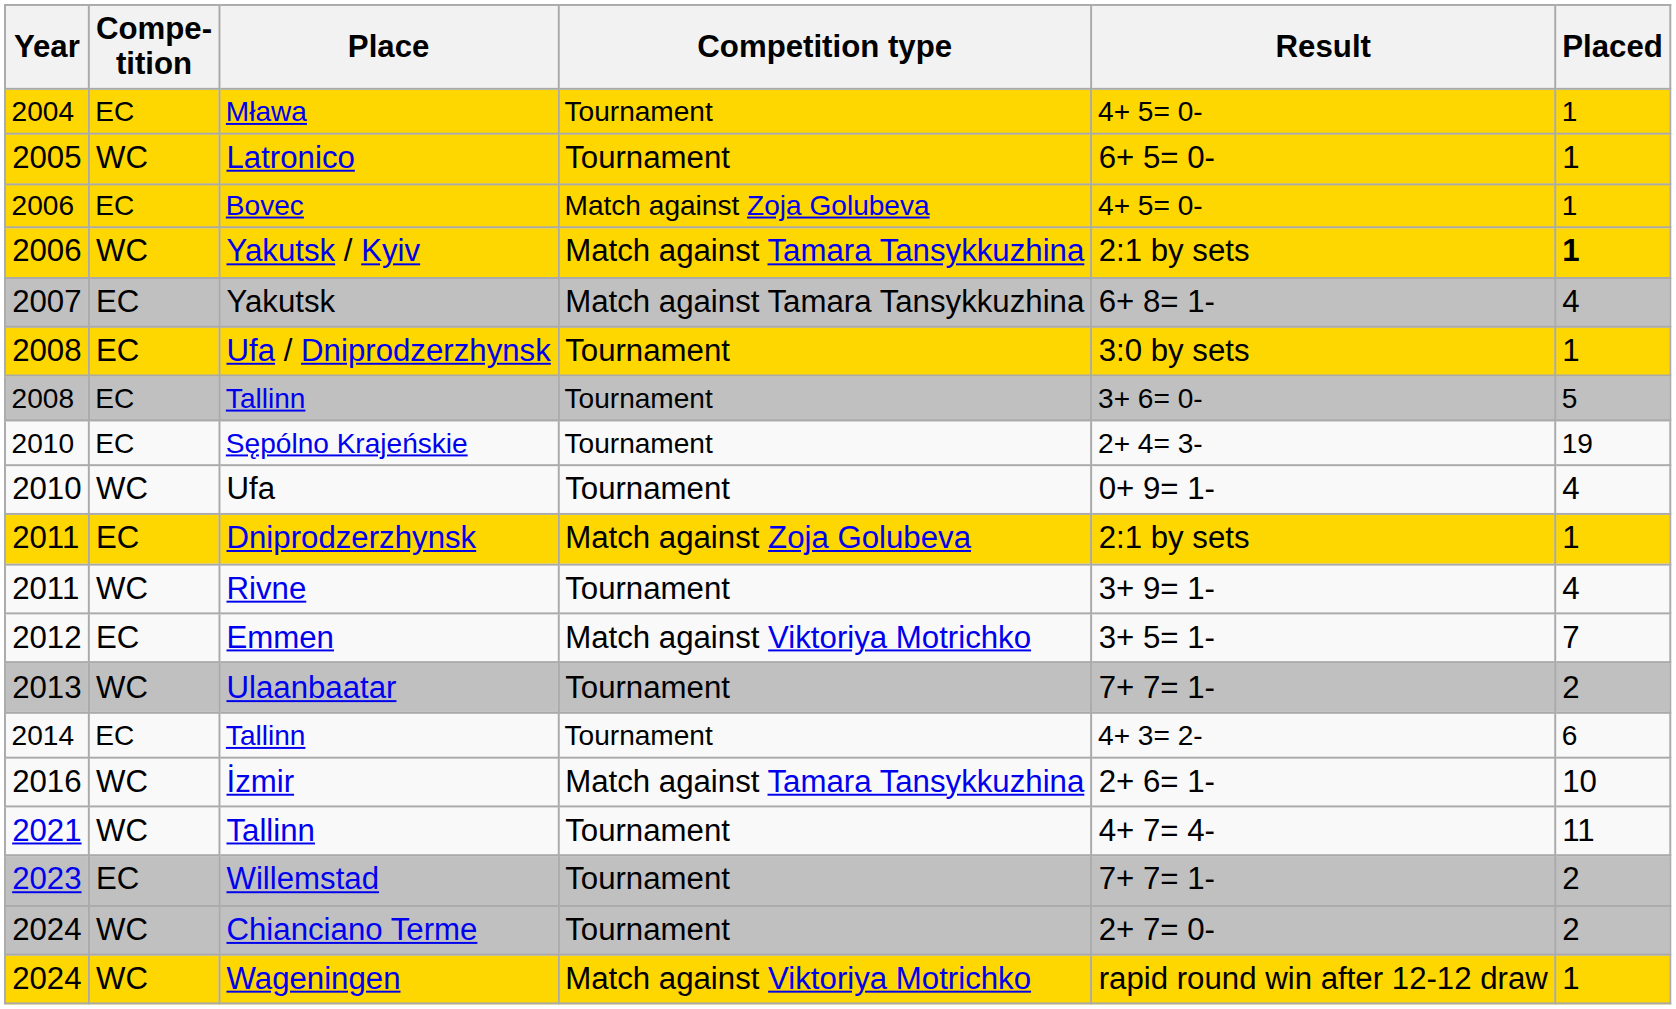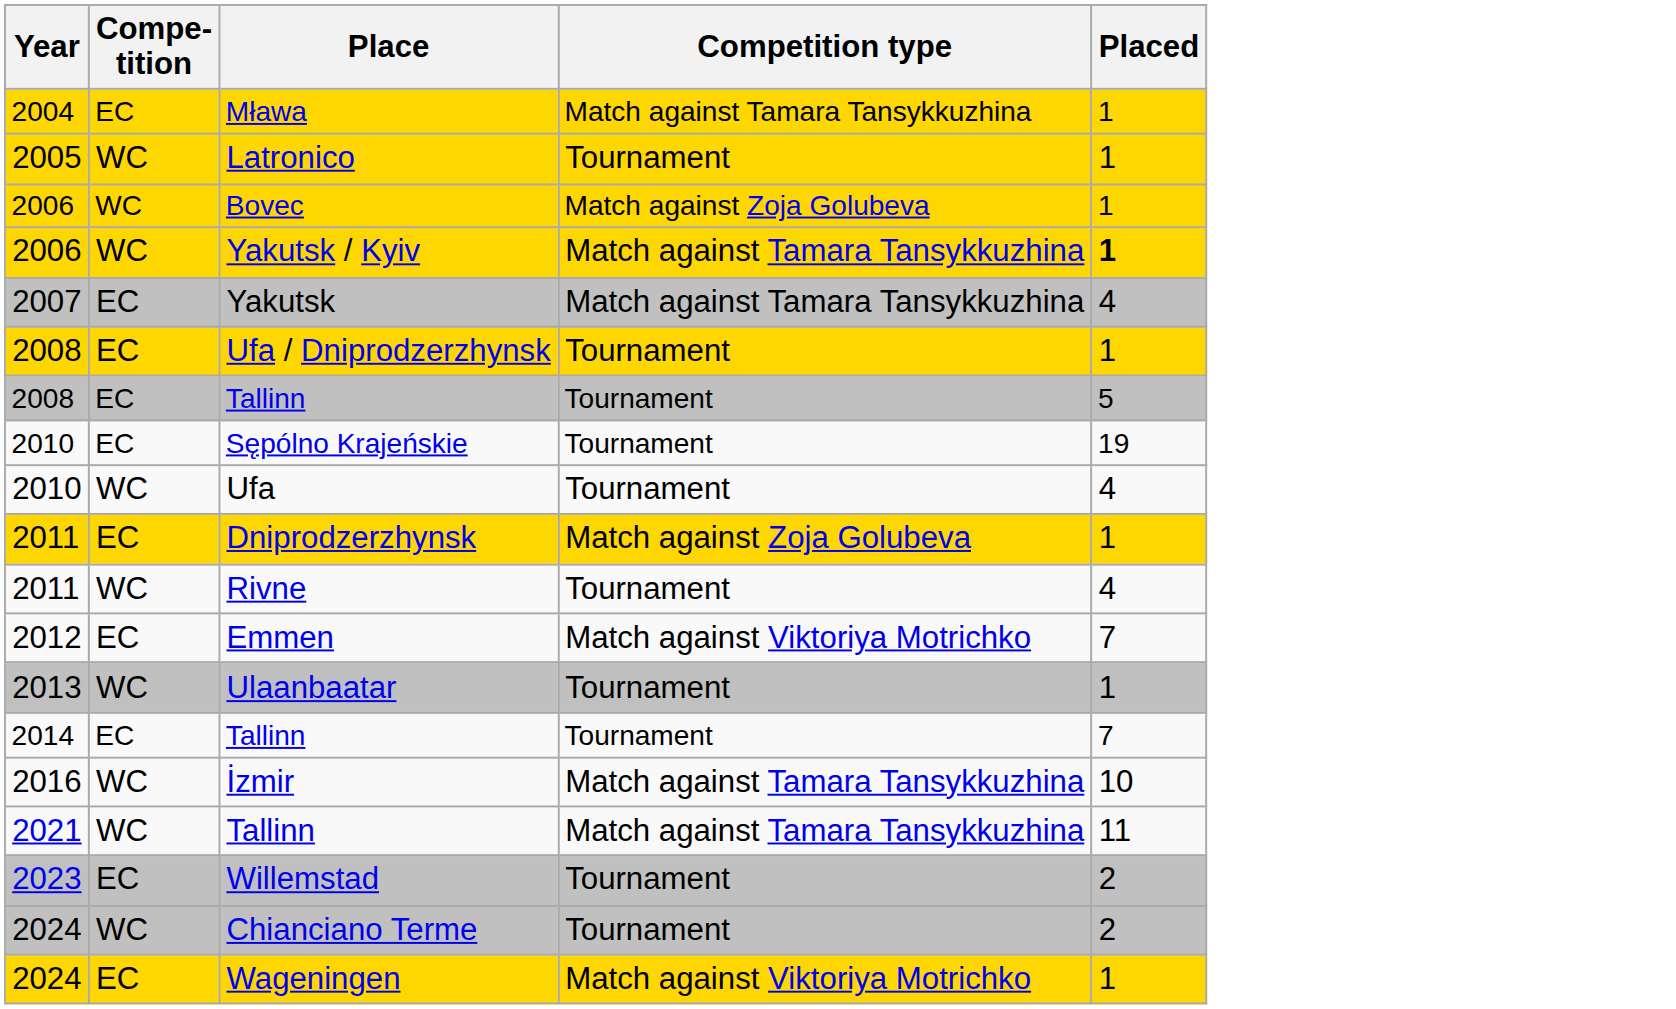- column: (1323, 46)
(639, 112) Tournament -> (798, 112) Match against Tamara Tansykkuzhina
(115, 206) EC -> (119, 206) WC
(1571, 687) 2 -> (1107, 687) 1
(1569, 735) 6 -> (1106, 735) 7
(648, 830) Tournament -> (825, 830) Match against Tamara Tansykkuzhina
(122, 978) WC -> (118, 978) EC
